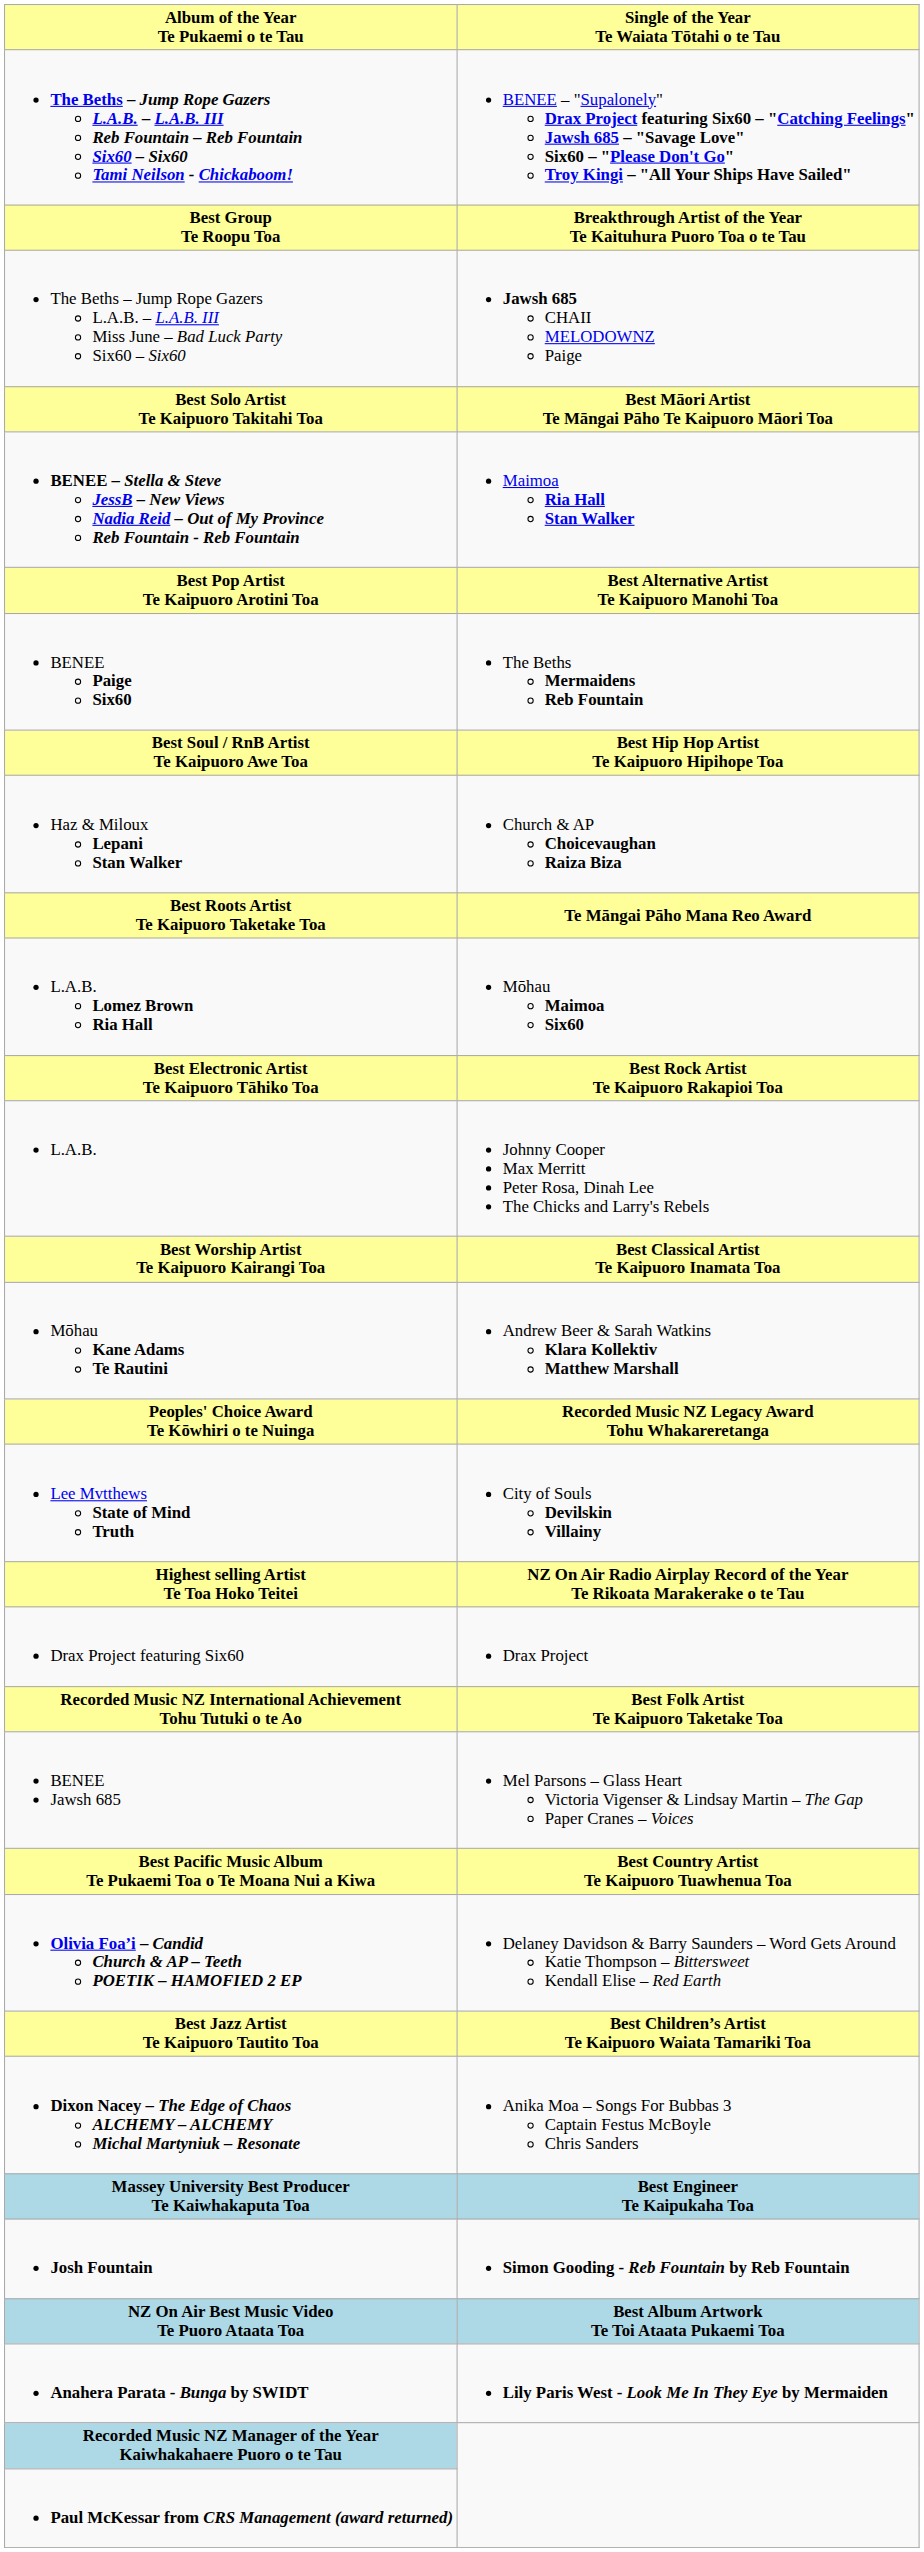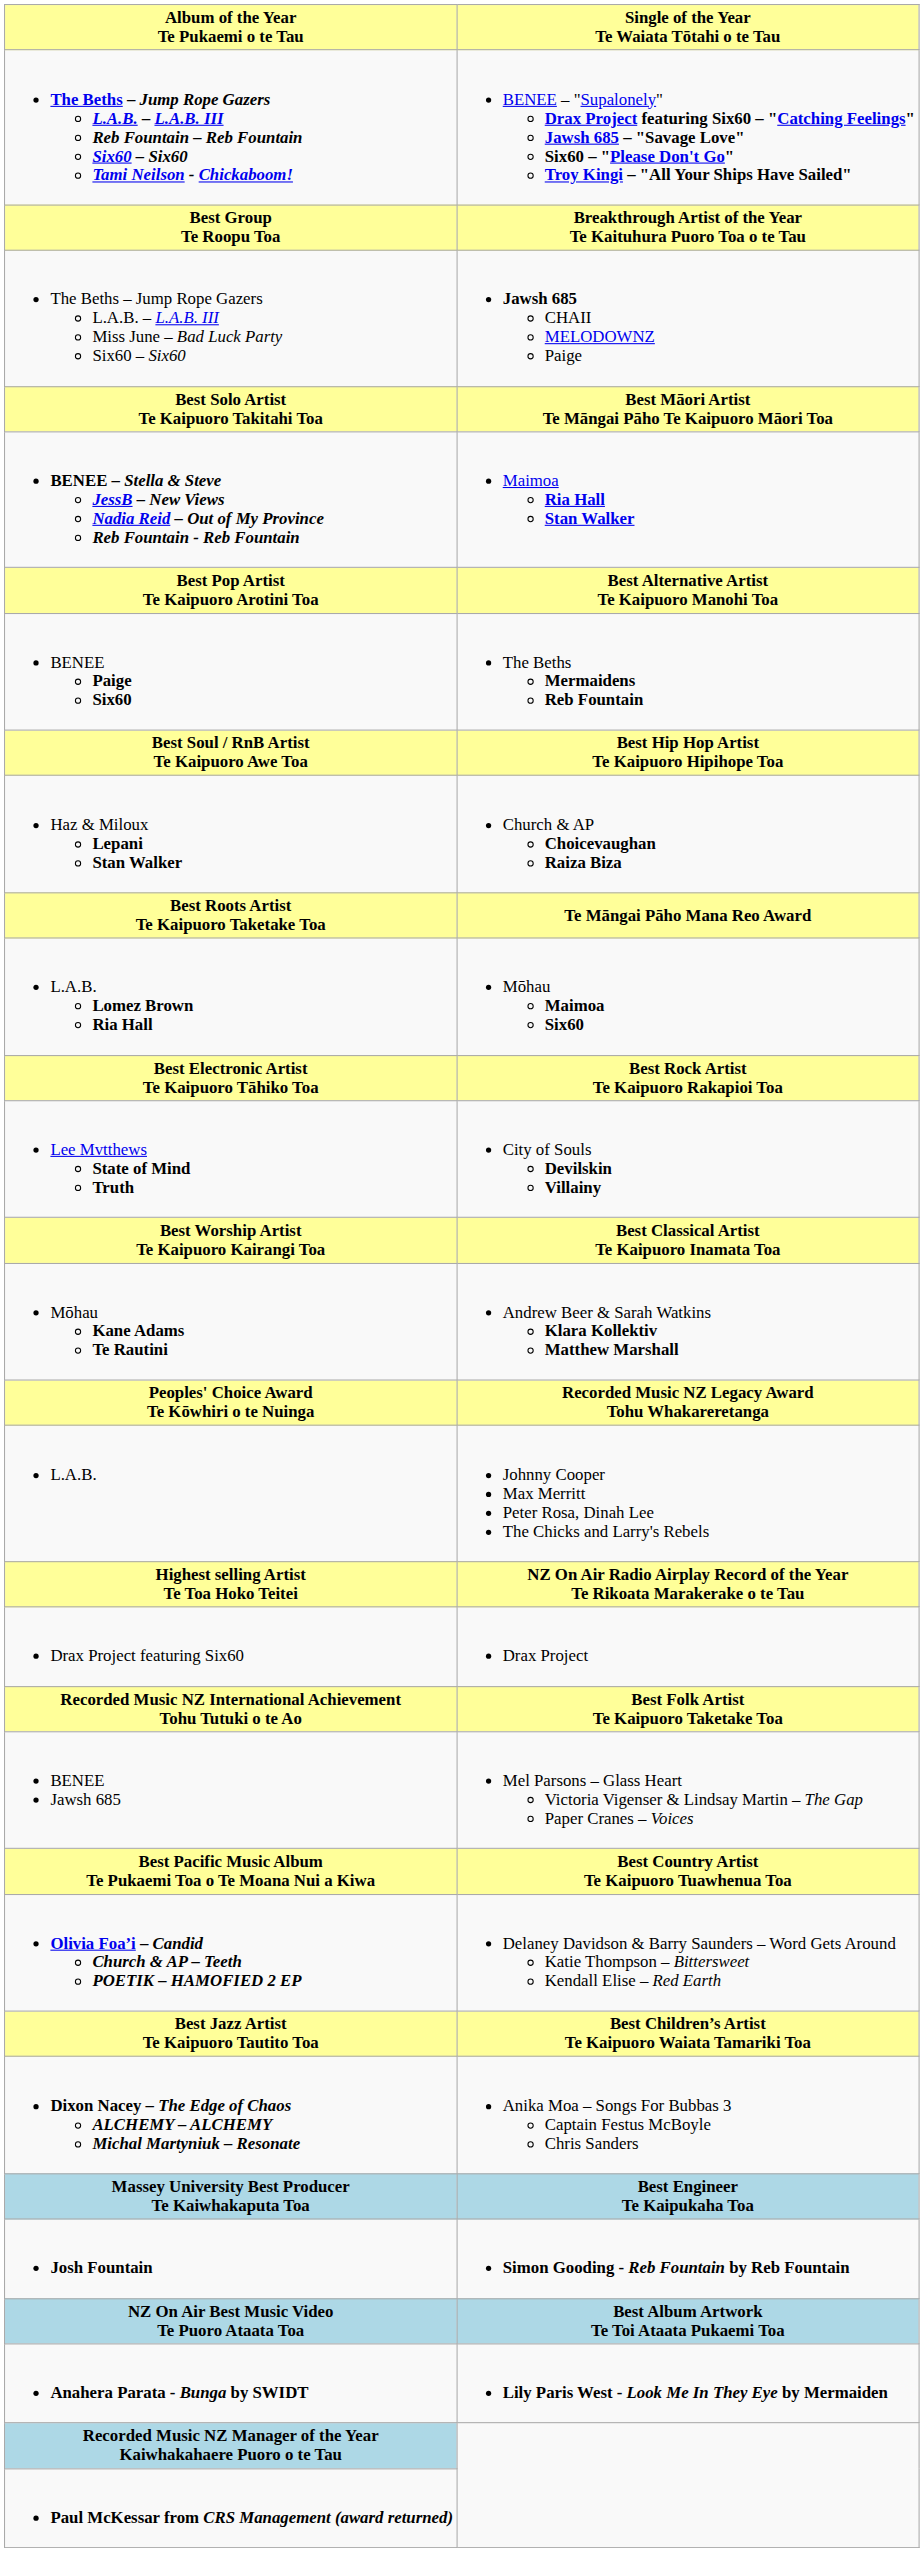rows swapped: (231, 1512) <-> (231, 1150)
